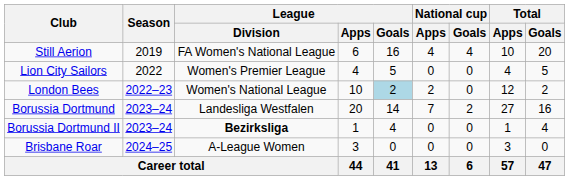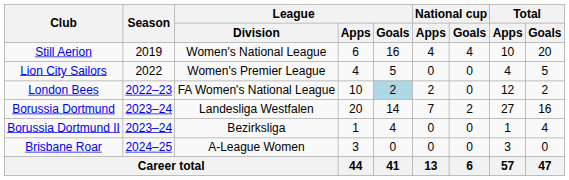(256, 52) FA Women's National League -> (256, 52) Women's National League
(256, 90) Women's National League -> (256, 90) FA Women's National League
(256, 128) bold -> (256, 128) normal
